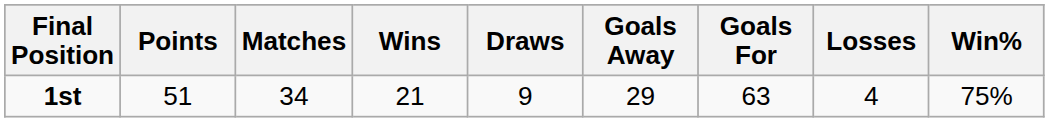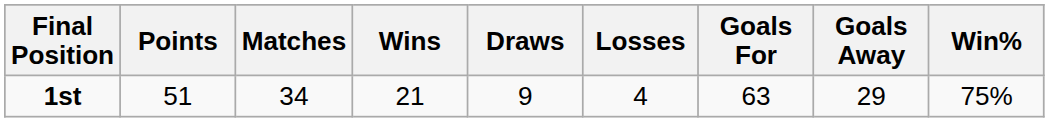columns swapped: (871, 40) <-> (641, 40)
